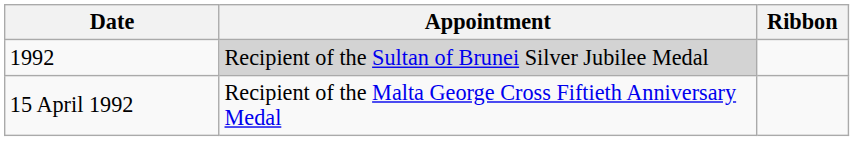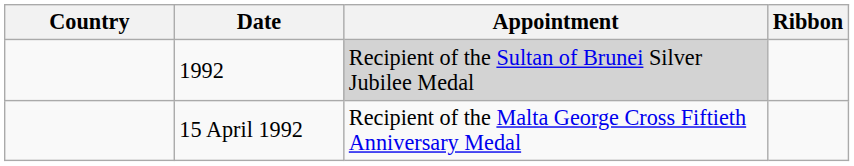+ column: (89, 22)
